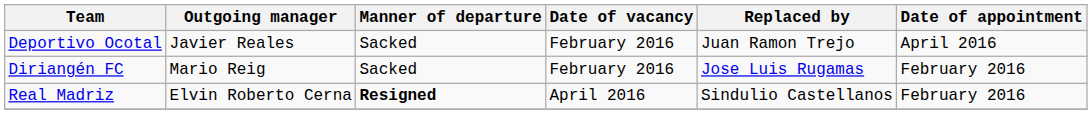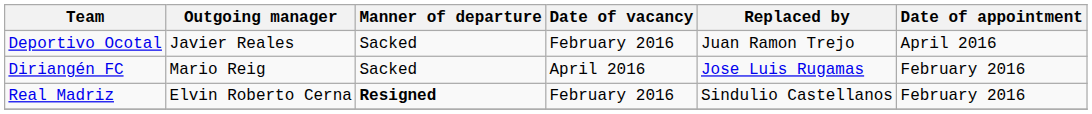(612, 70) February 2016 -> (597, 70) April 2016
(597, 96) April 2016 -> (612, 96) February 2016
